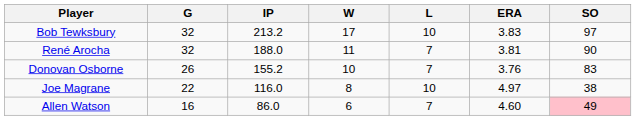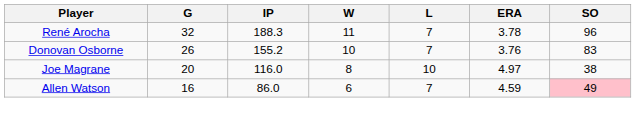- row: (76, 32)
(268, 50) 188.0 -> (268, 32) 188.3
(510, 50) 3.81 -> (510, 32) 3.78
(590, 50) 90 -> (590, 32) 96
(188, 87) 22 -> (188, 69) 20
(510, 106) 4.60 -> (510, 87) 4.59
